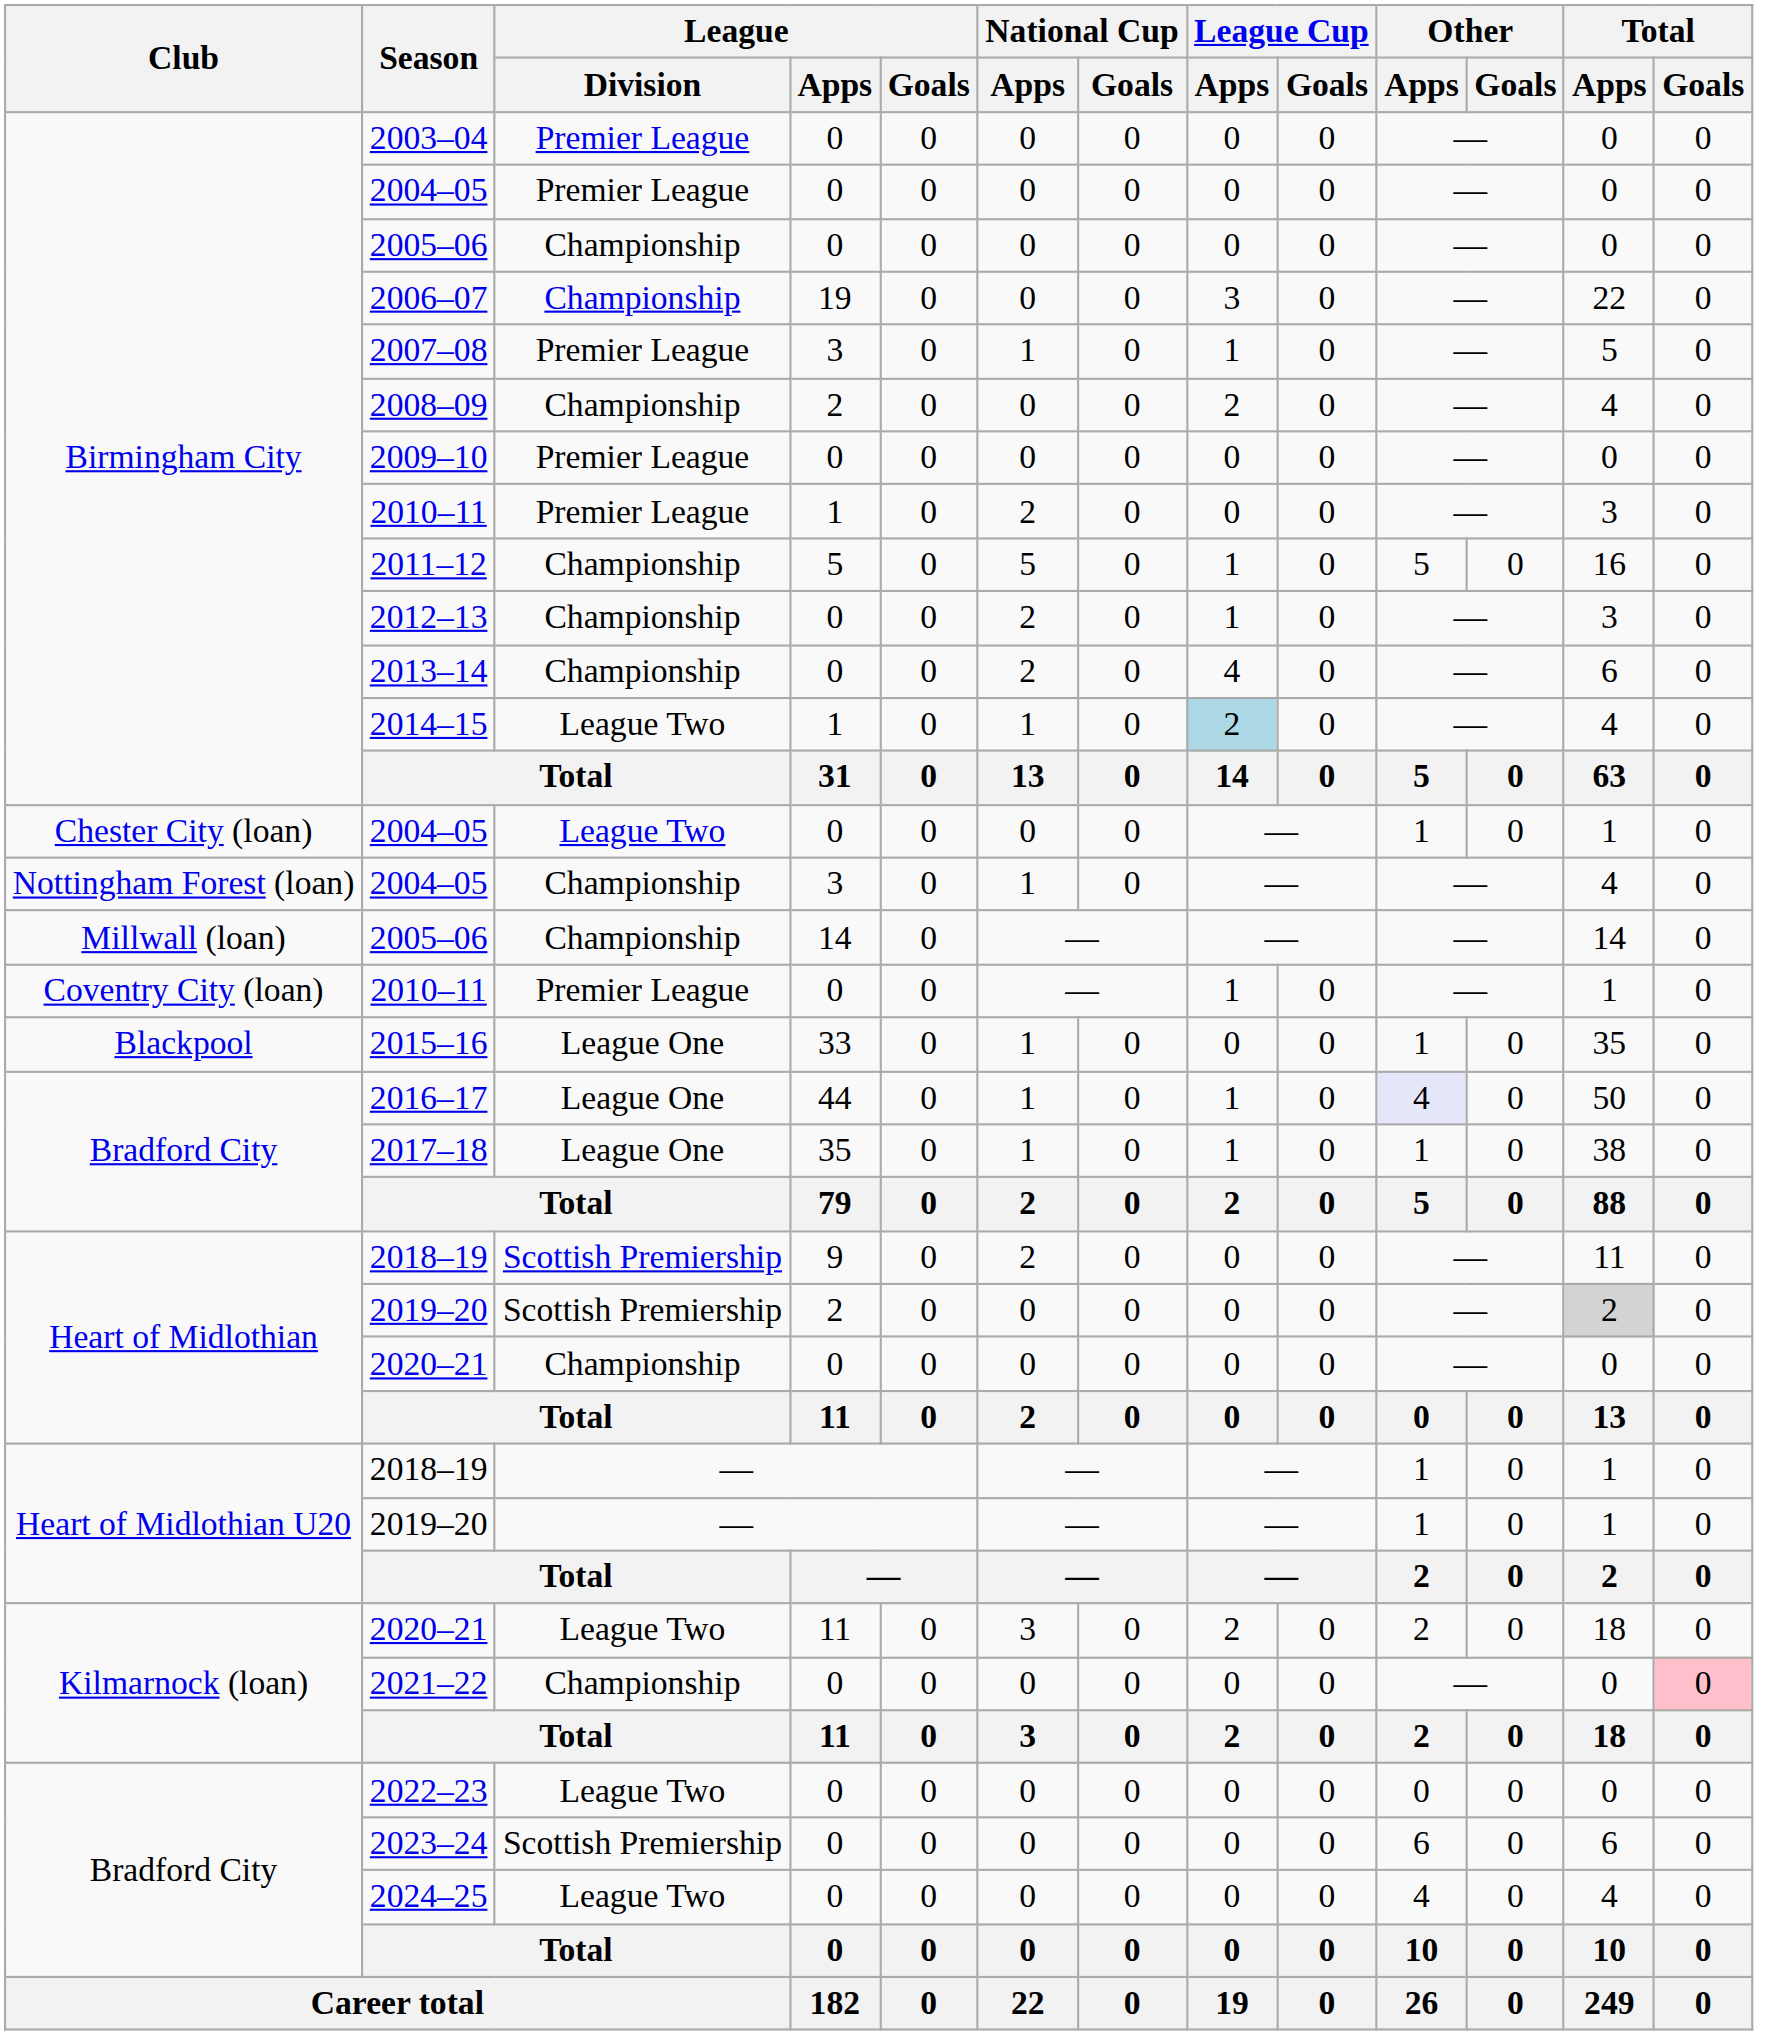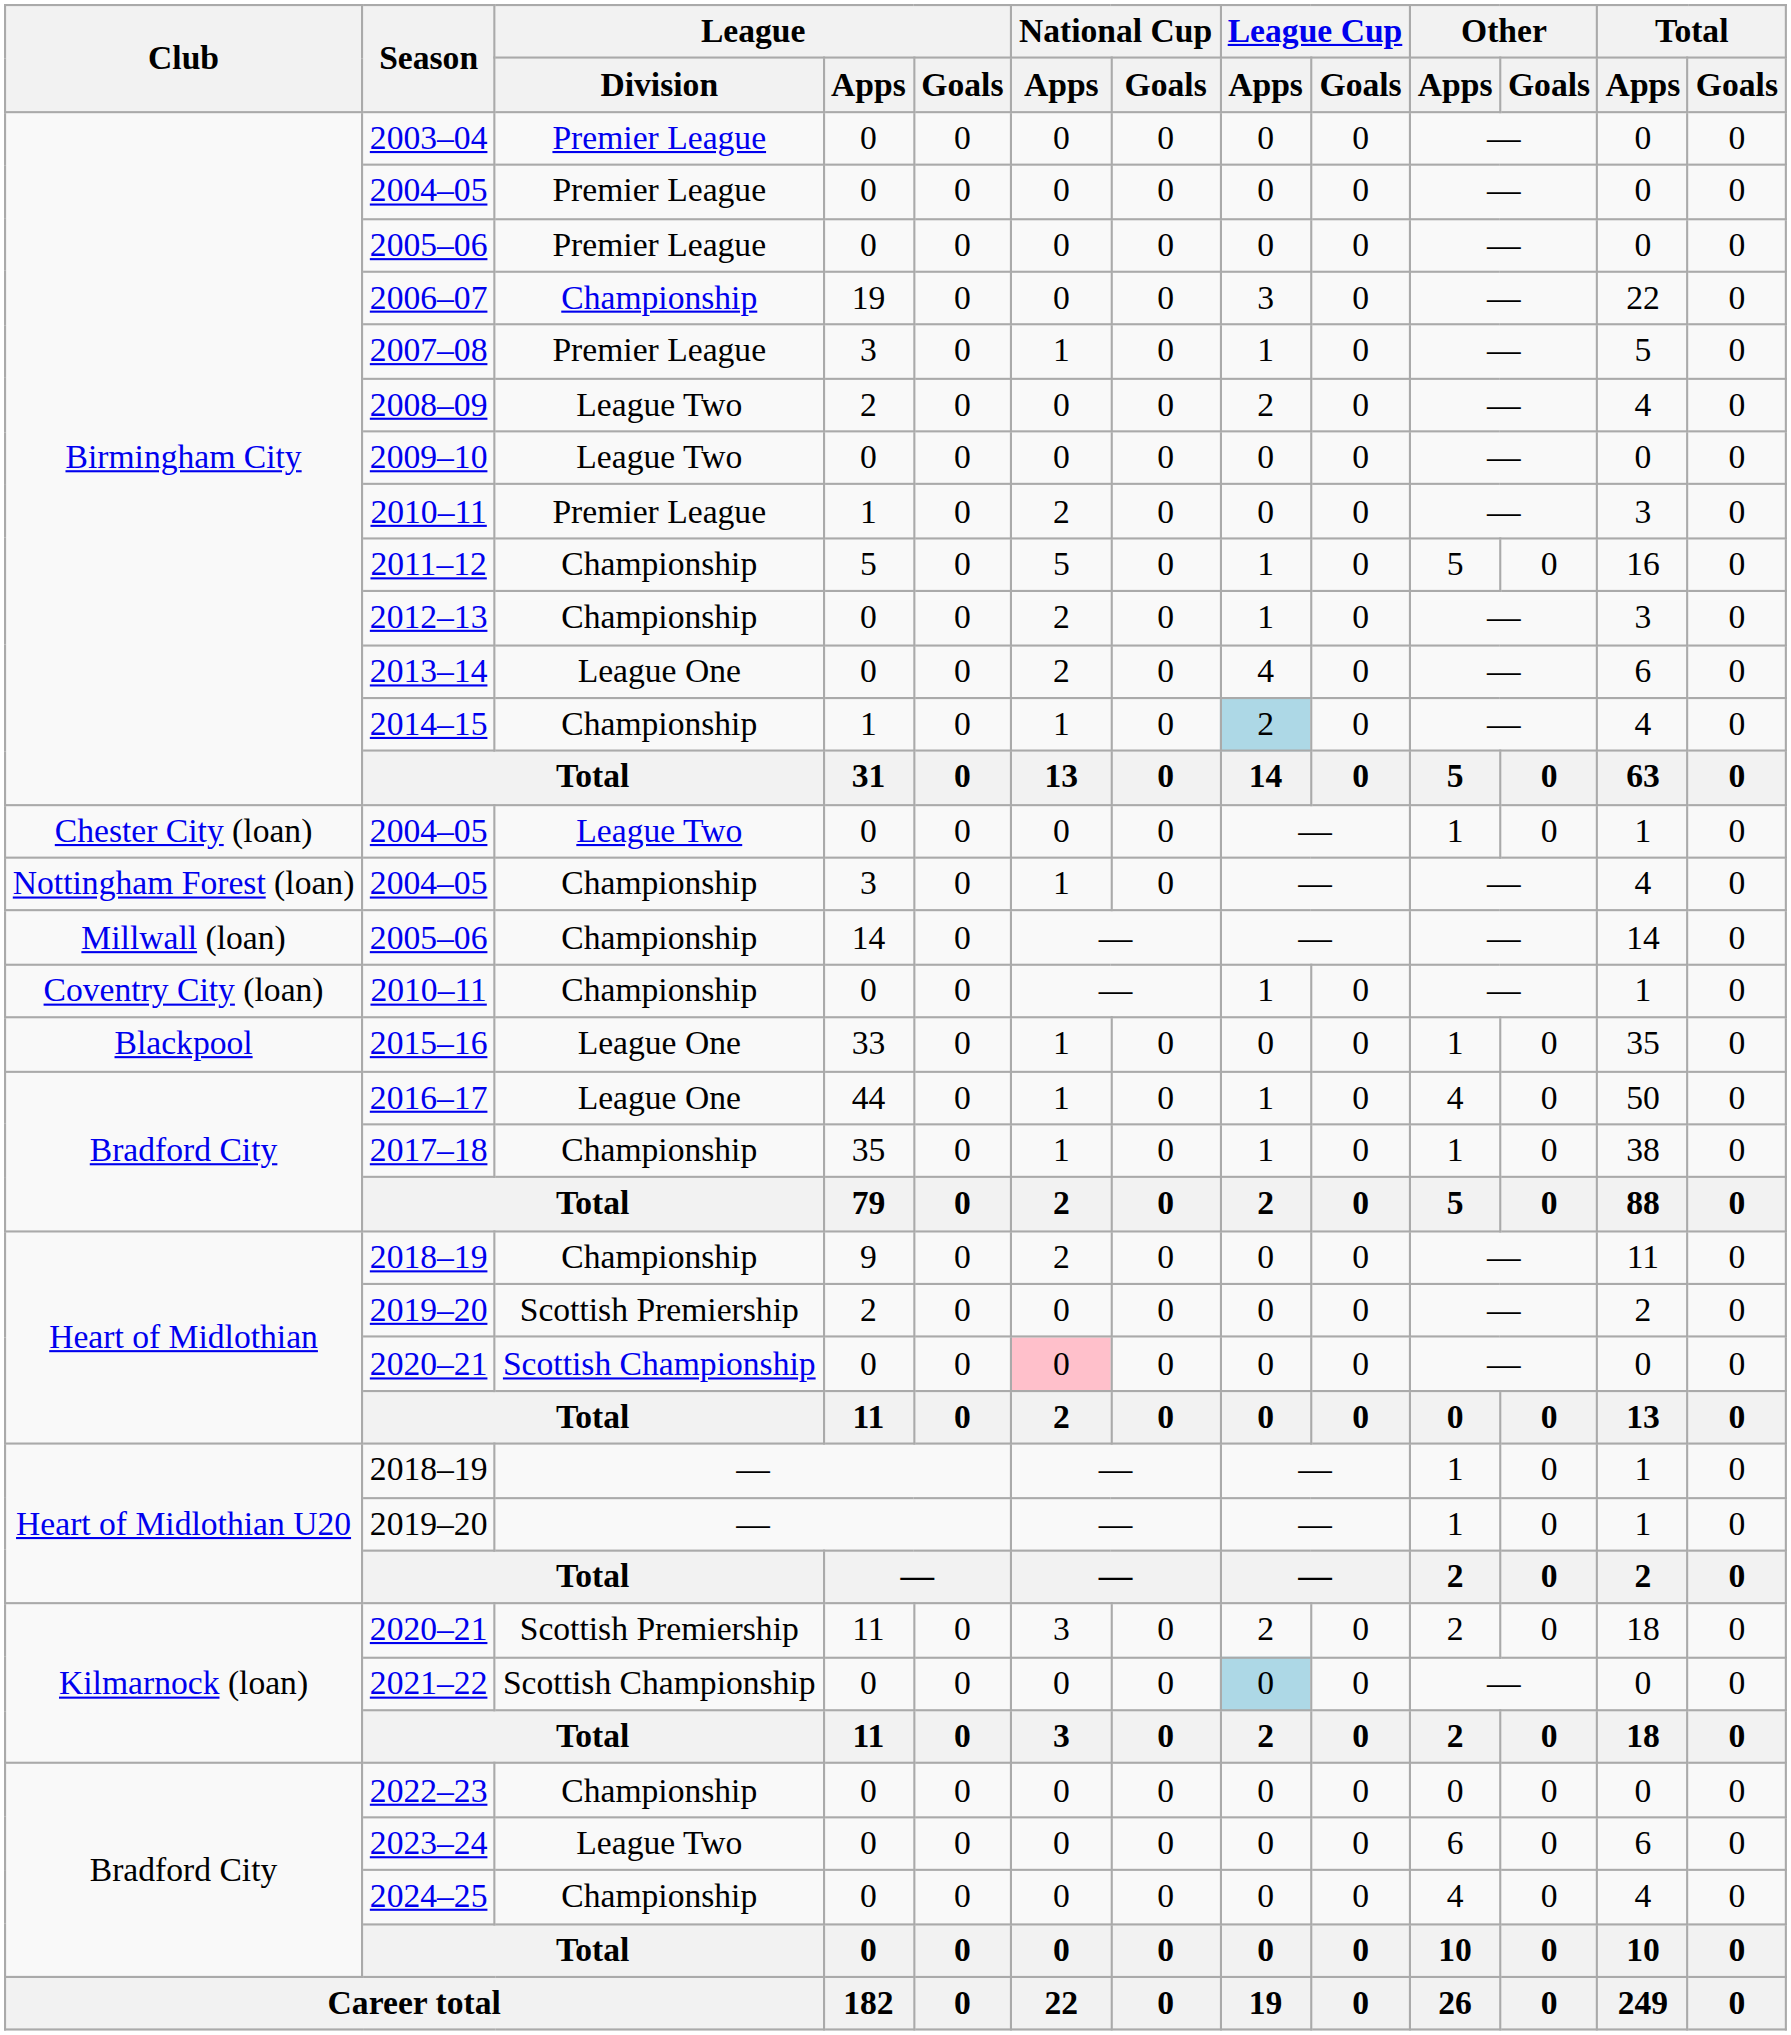(642, 244) Championship -> (659, 244) Premier League
(642, 404) Championship -> (659, 404) League Two
(642, 457) Premier League -> (659, 457) League Two
(642, 670) Championship -> (659, 670) League One
(642, 723) League Two -> (659, 723) Championship
(642, 990) Premier League -> (659, 990) Championship
(1421, 1096) lavender background -> (1455, 1096) no background
(642, 1150) League One -> (659, 1150) Championship
(642, 1256) Scottish Premiership -> (659, 1256) Championship
(1609, 1310) lightgrey background -> (1643, 1310) no background
(642, 1363) Championship -> (659, 1363) Scottish Championship
(1028, 1363) no background -> (1061, 1363) pink background
(642, 1629) League Two -> (659, 1629) Scottish Premiership
(642, 1683) Championship -> (659, 1683) Scottish Championship
(1232, 1683) no background -> (1266, 1683) lightblue background
(1703, 1683) pink background -> (1737, 1683) no background
(642, 1789) League Two -> (659, 1789) Championship
(642, 1842) Scottish Premiership -> (659, 1842) League Two
(642, 1896) League Two -> (659, 1896) Championship
